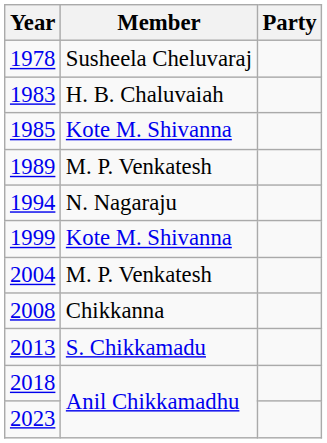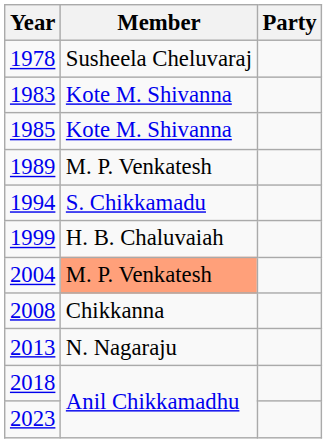(145, 94) H. B. Chaluvaiah -> (149, 94) Kote M. Shivanna
(121, 202) N. Nagaraju -> (136, 202) S. Chikkamadu
(149, 238) Kote M. Shivanna -> (145, 238) H. B. Chaluvaiah
(139, 274) no background -> (139, 274) lightsalmon background
(136, 346) S. Chikkamadu -> (121, 346) N. Nagaraju
